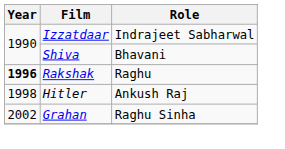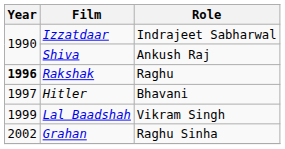(140, 54) Bhavani -> (174, 54) Ankush Raj
(22, 94) 1998 -> (22, 94) 1997
(151, 94) Ankush Raj -> (162, 94) Bhavani
+ row: (87, 114)
